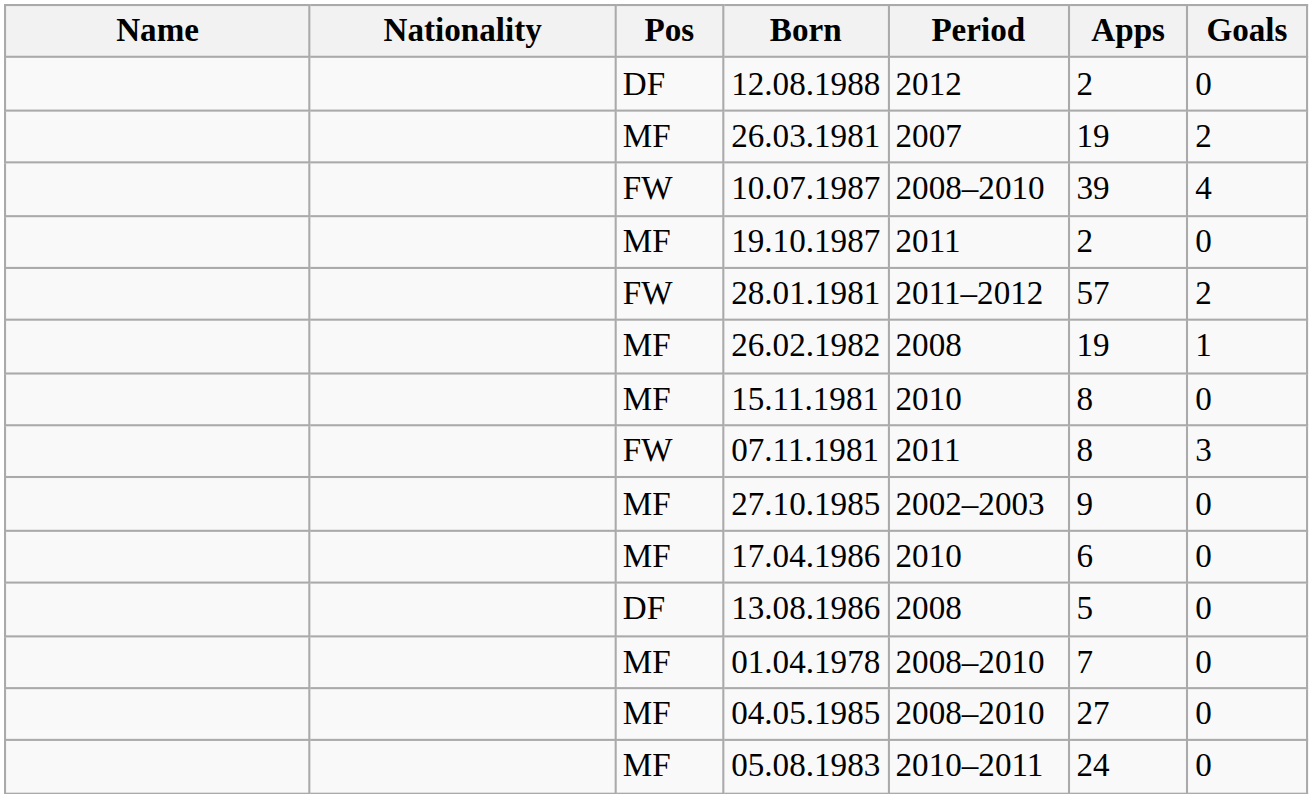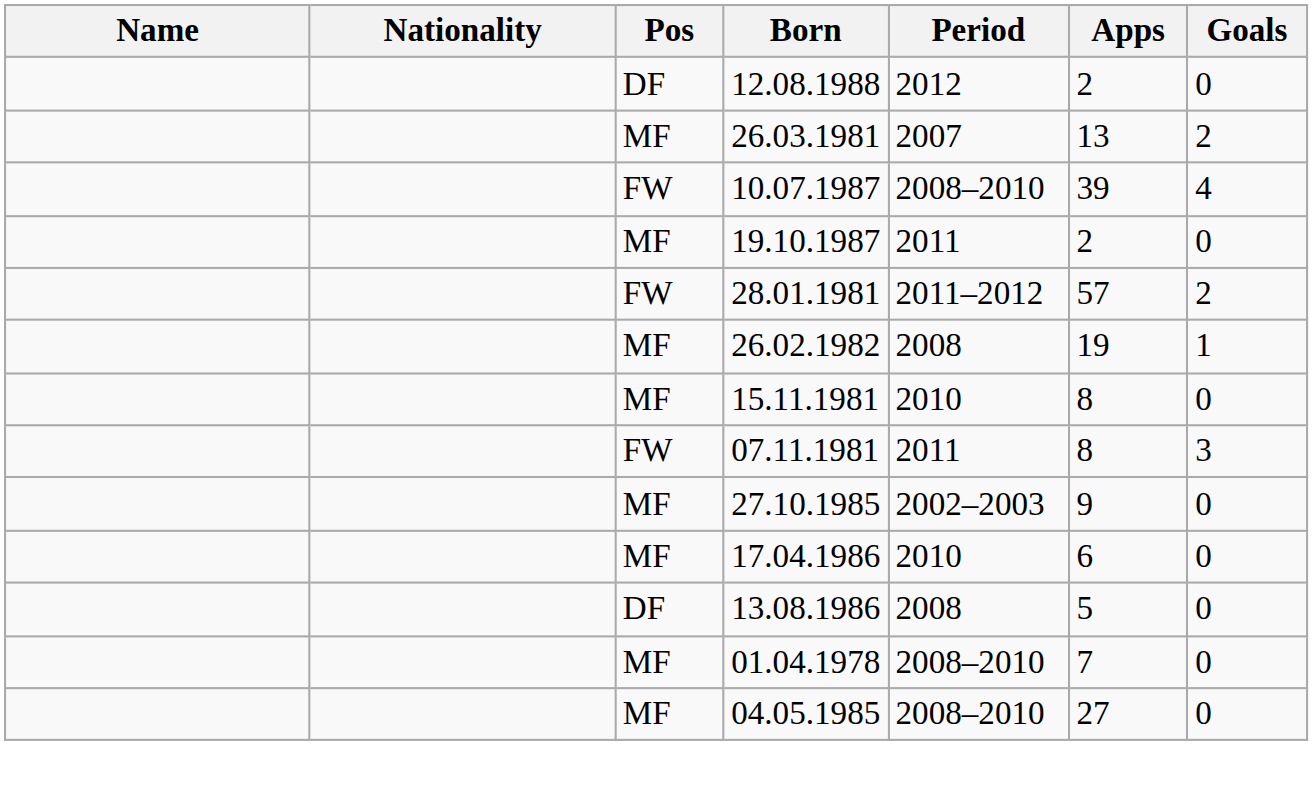(1093, 135) 19 -> (1093, 135) 13
- row: (806, 766)
